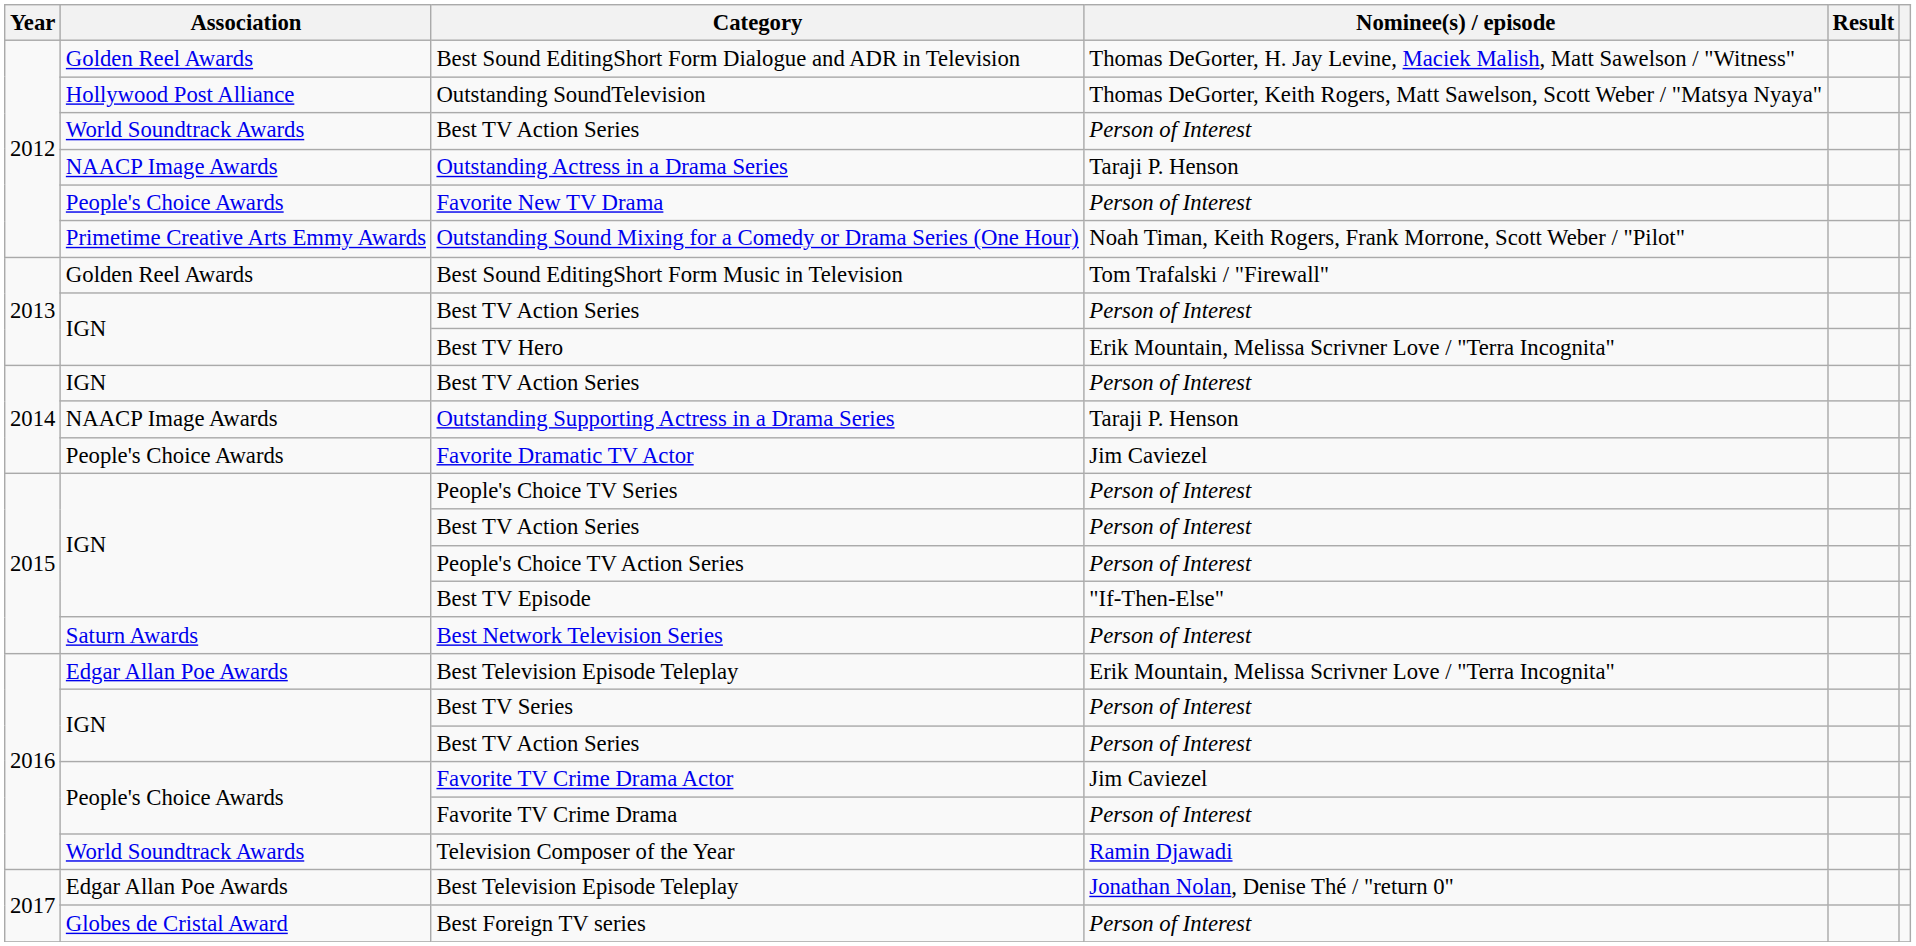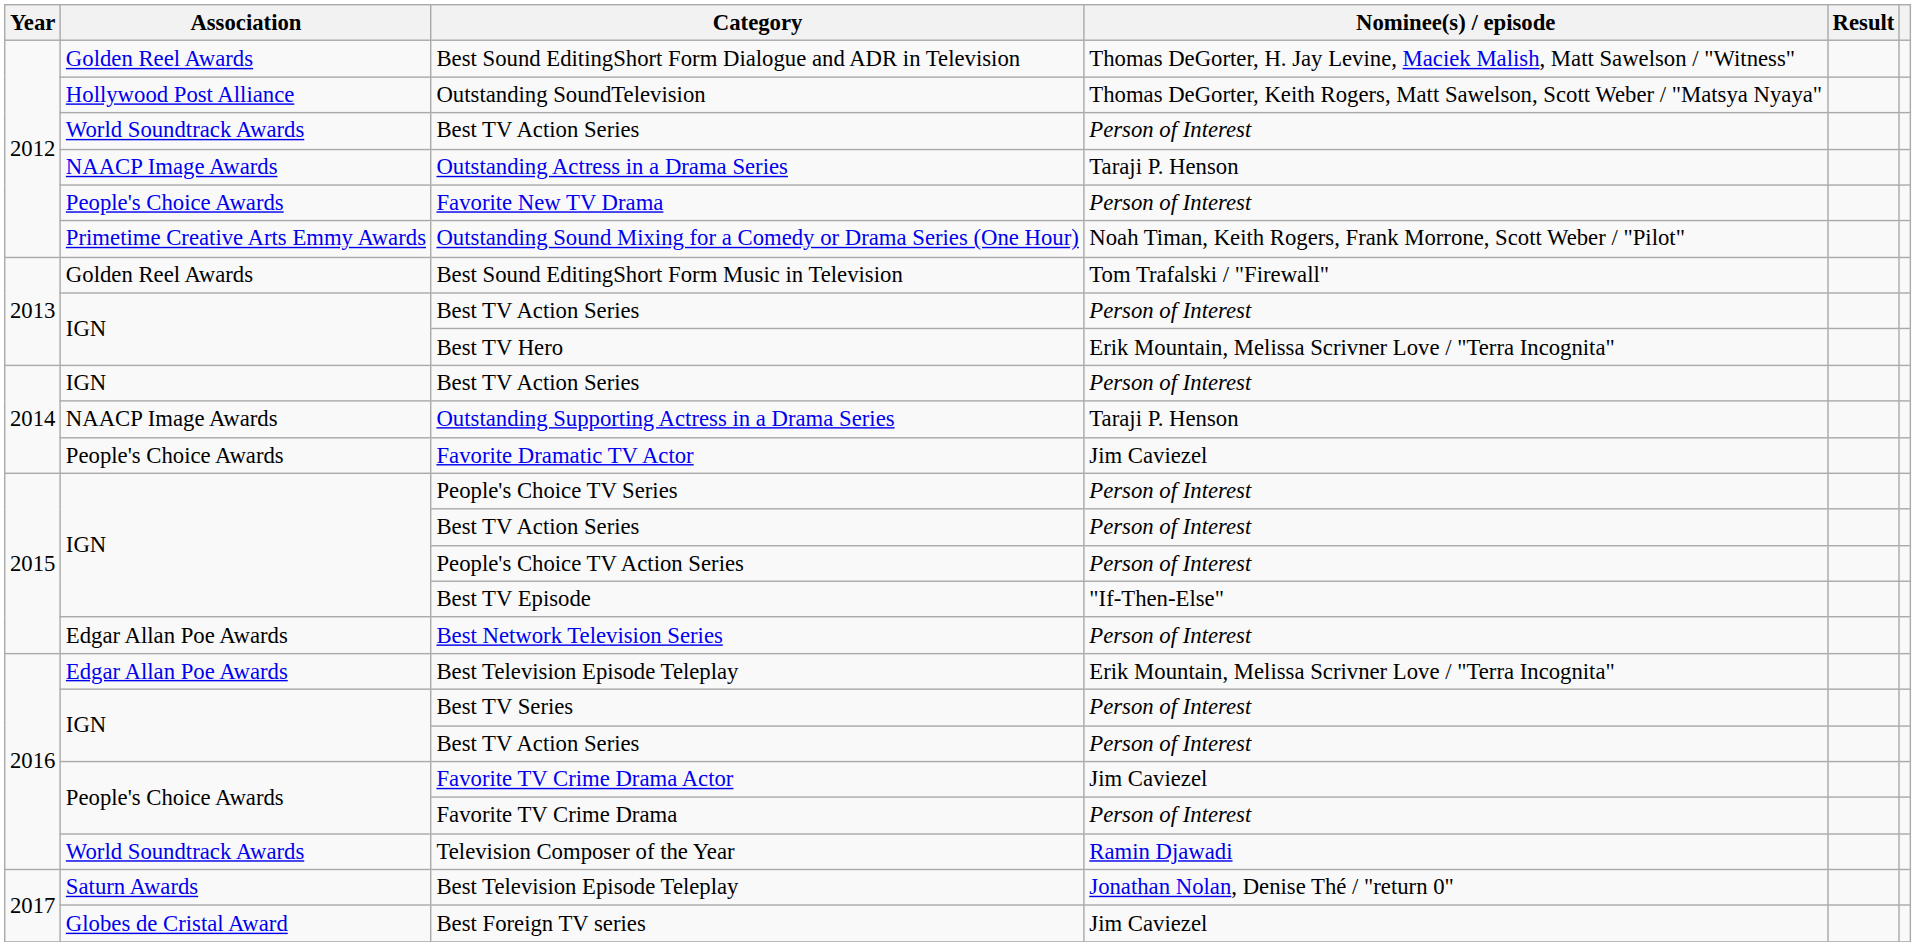(132, 635) Saturn Awards -> (177, 635) Edgar Allan Poe Awards
(177, 887) Edgar Allan Poe Awards -> (132, 887) Saturn Awards
(1170, 923) Person of Interest -> (1148, 923) Jim Caviezel
